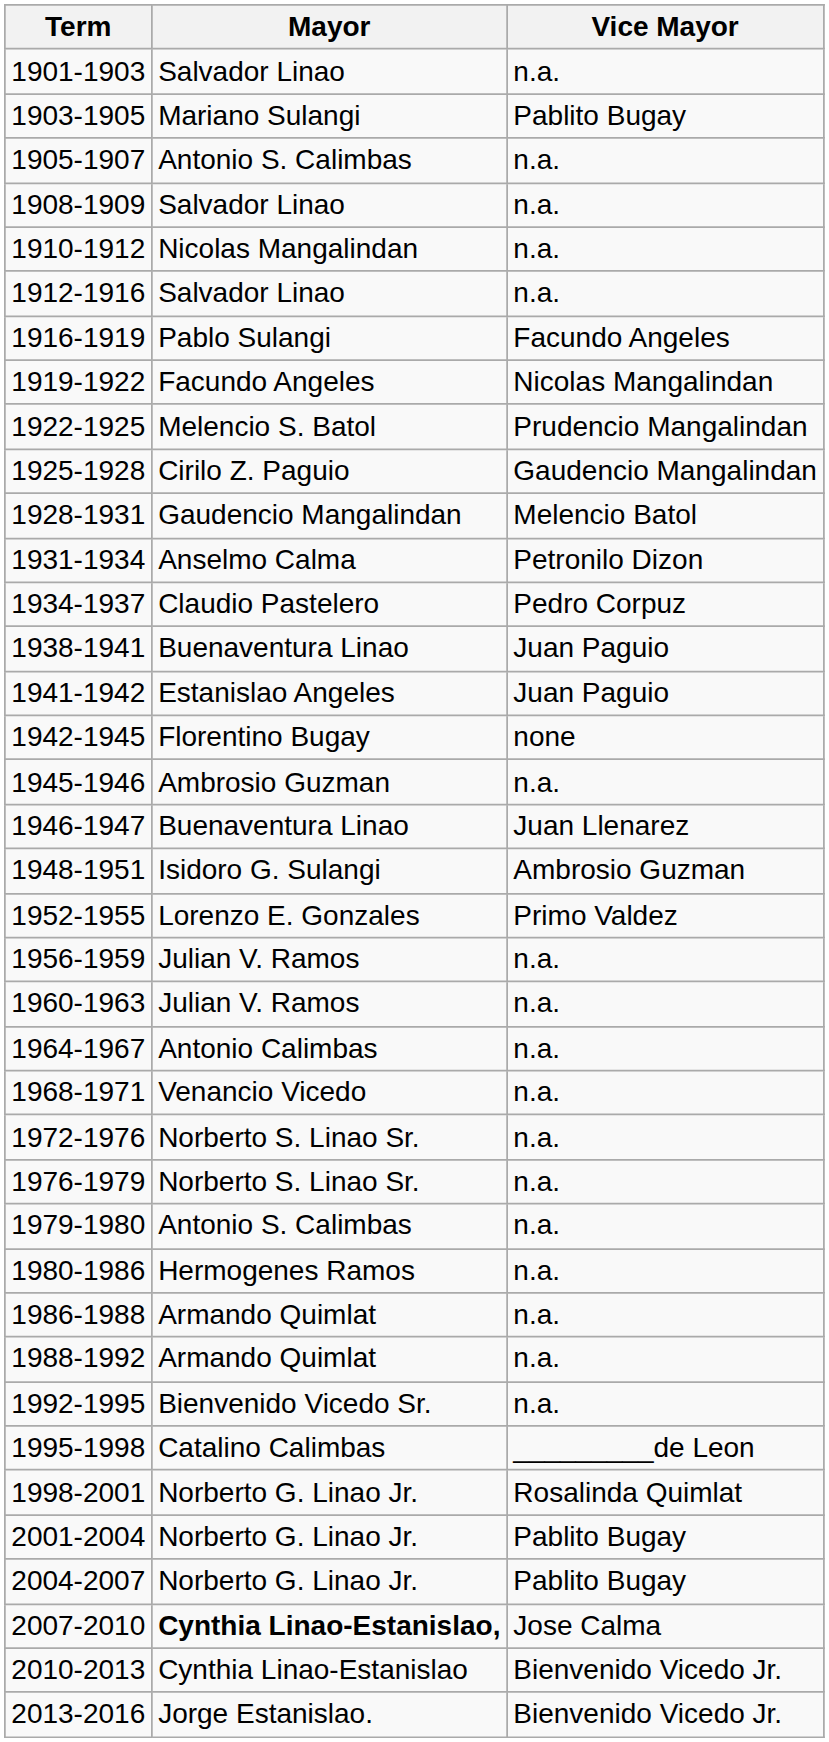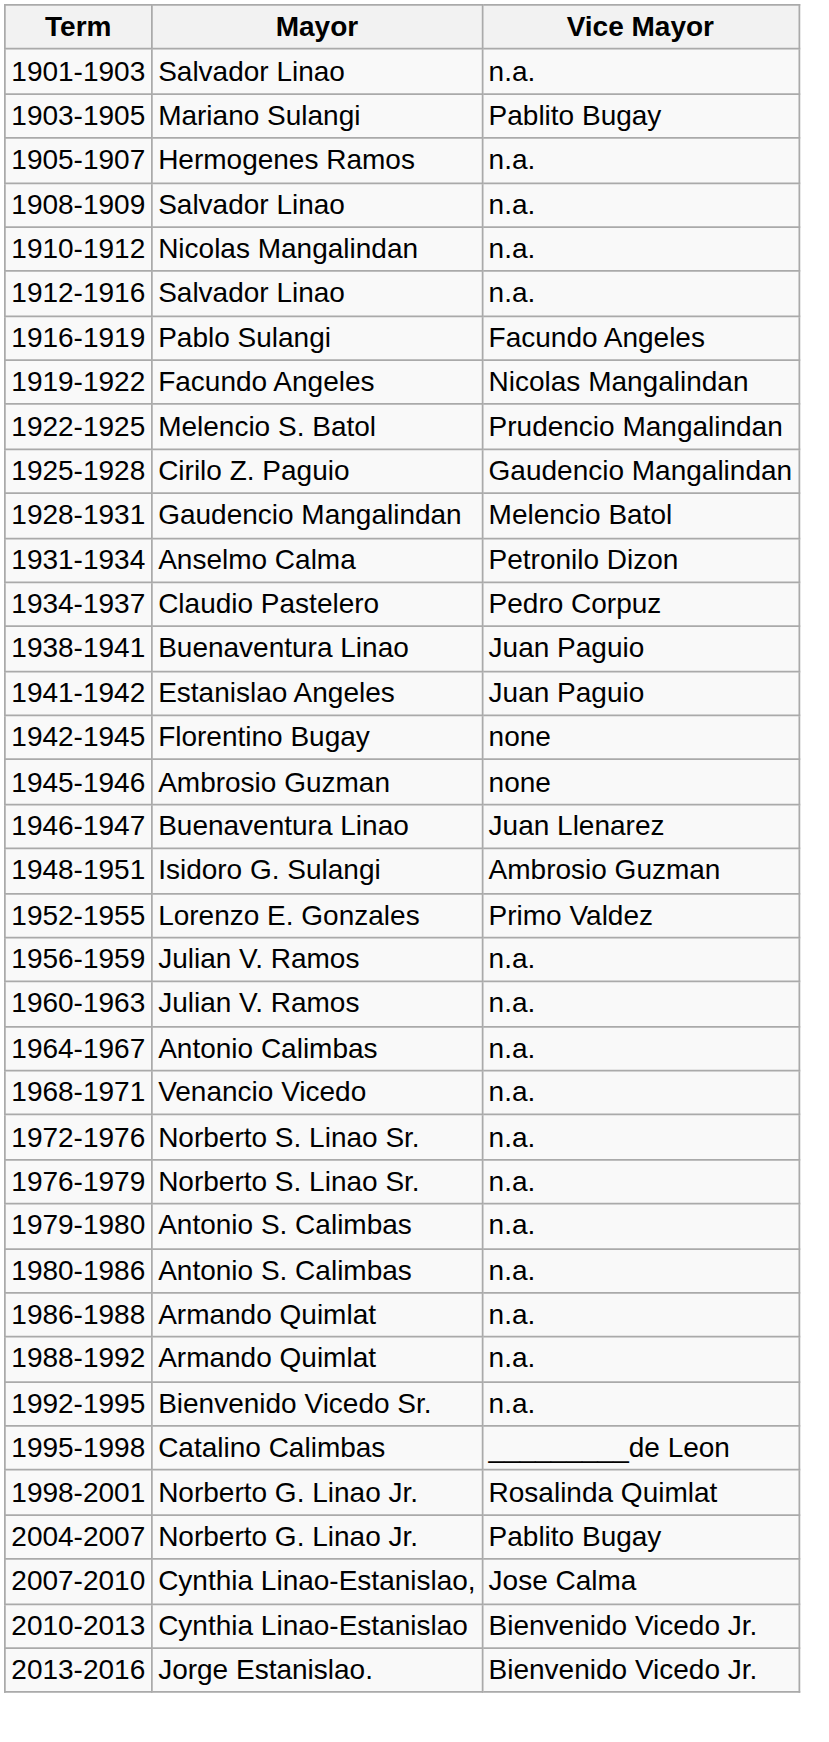(285, 159) Antonio S. Calimbas -> (287, 159) Hermogenes Ramos
(537, 781) n.a. -> (520, 781) none
(287, 1270) Hermogenes Ramos -> (285, 1270) Antonio S. Calimbas
- row: (78, 1536)
(329, 1625) bold -> (317, 1580) normal
